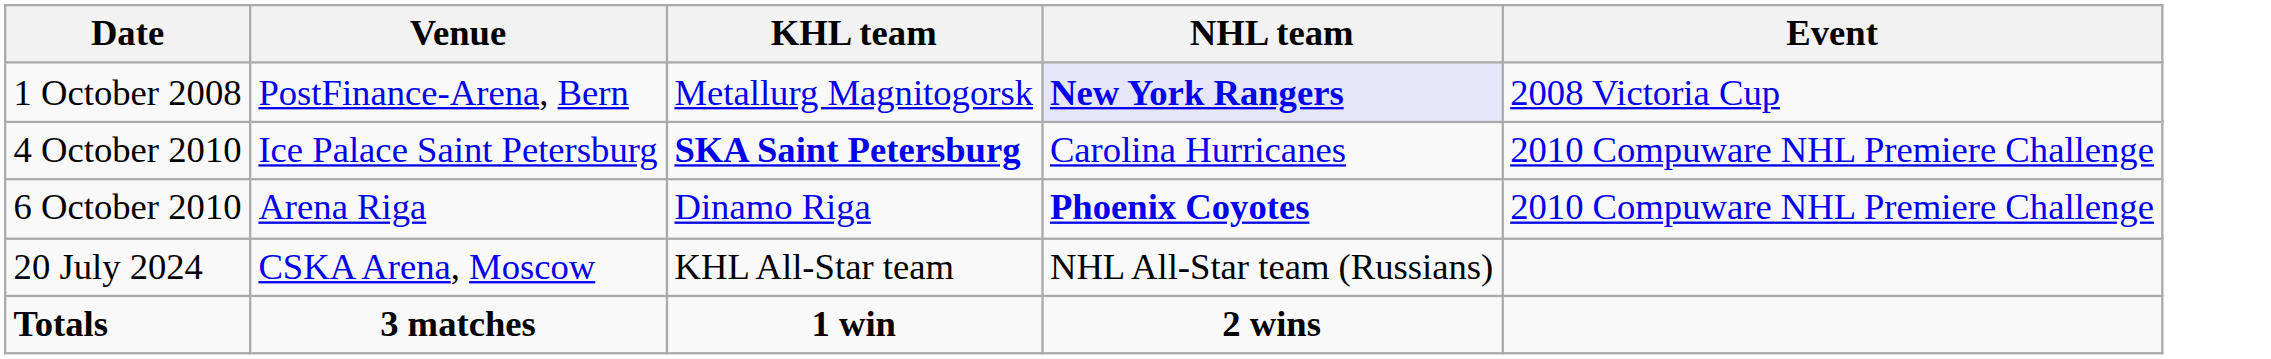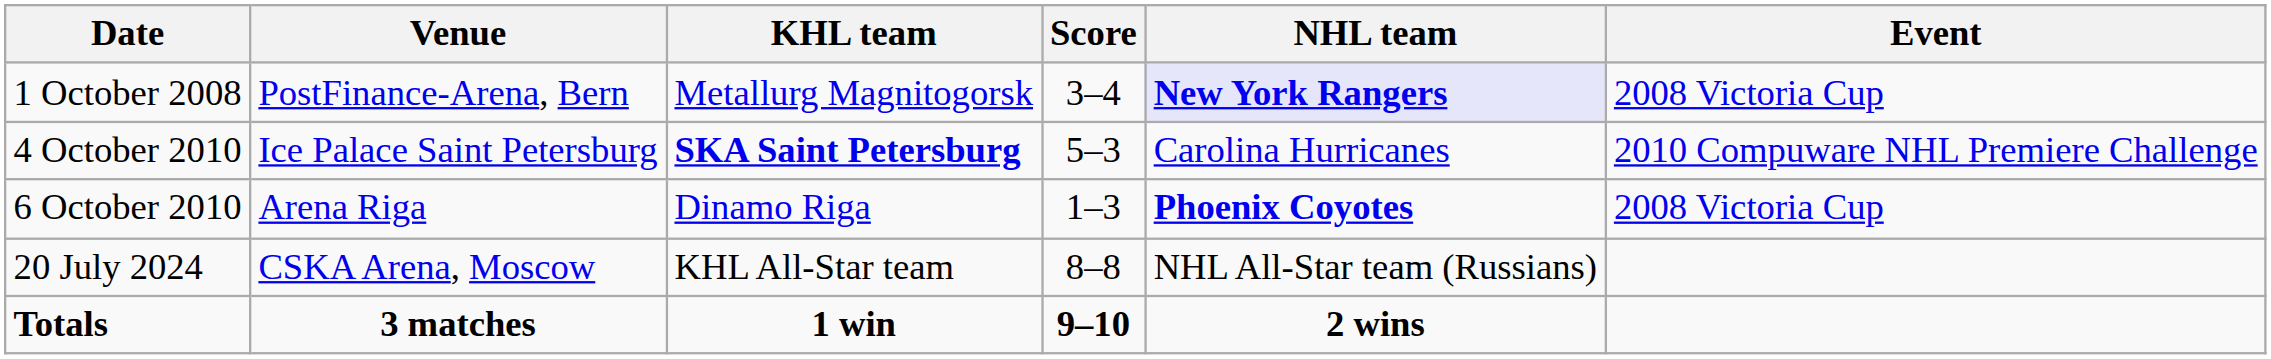+ column: (1093, 33)
(1832, 207) 2010 Compuware NHL Premiere Challenge -> (1749, 207) 2008 Victoria Cup
